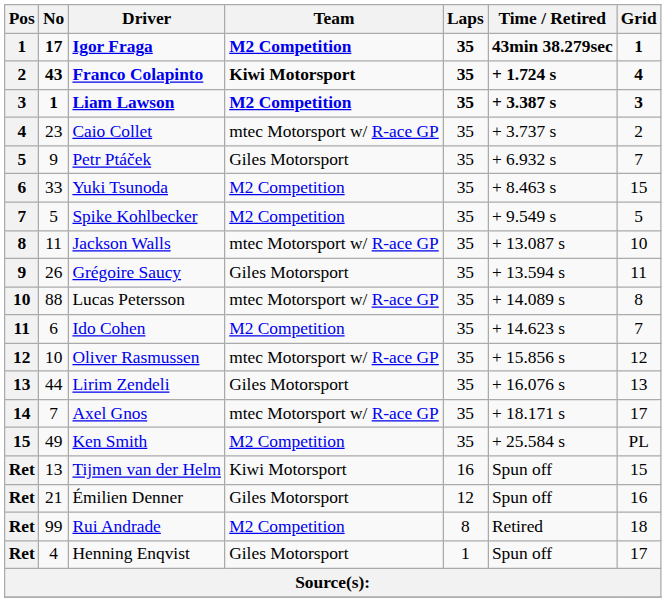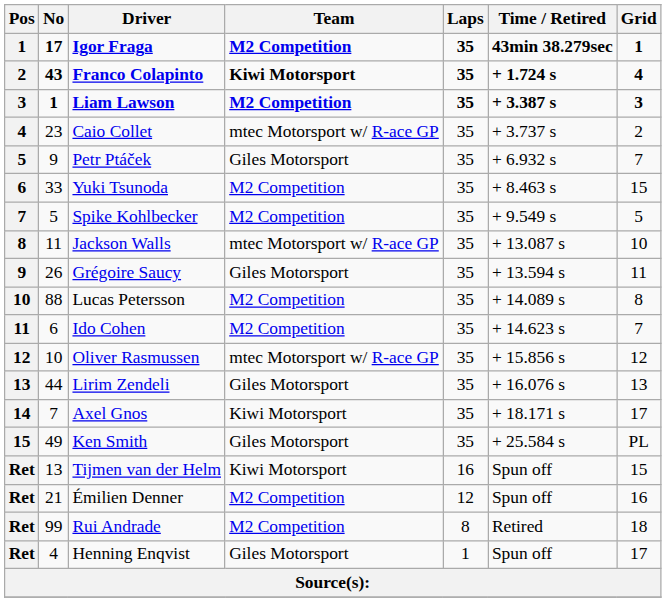(334, 300) mtec Motorsport w/ R-ace GP -> (287, 300) M2 Competition
(334, 413) mtec Motorsport w/ R-ace GP -> (288, 413) Kiwi Motorsport
(287, 441) M2 Competition -> (289, 441) Giles Motorsport
(289, 497) Giles Motorsport -> (287, 497) M2 Competition
